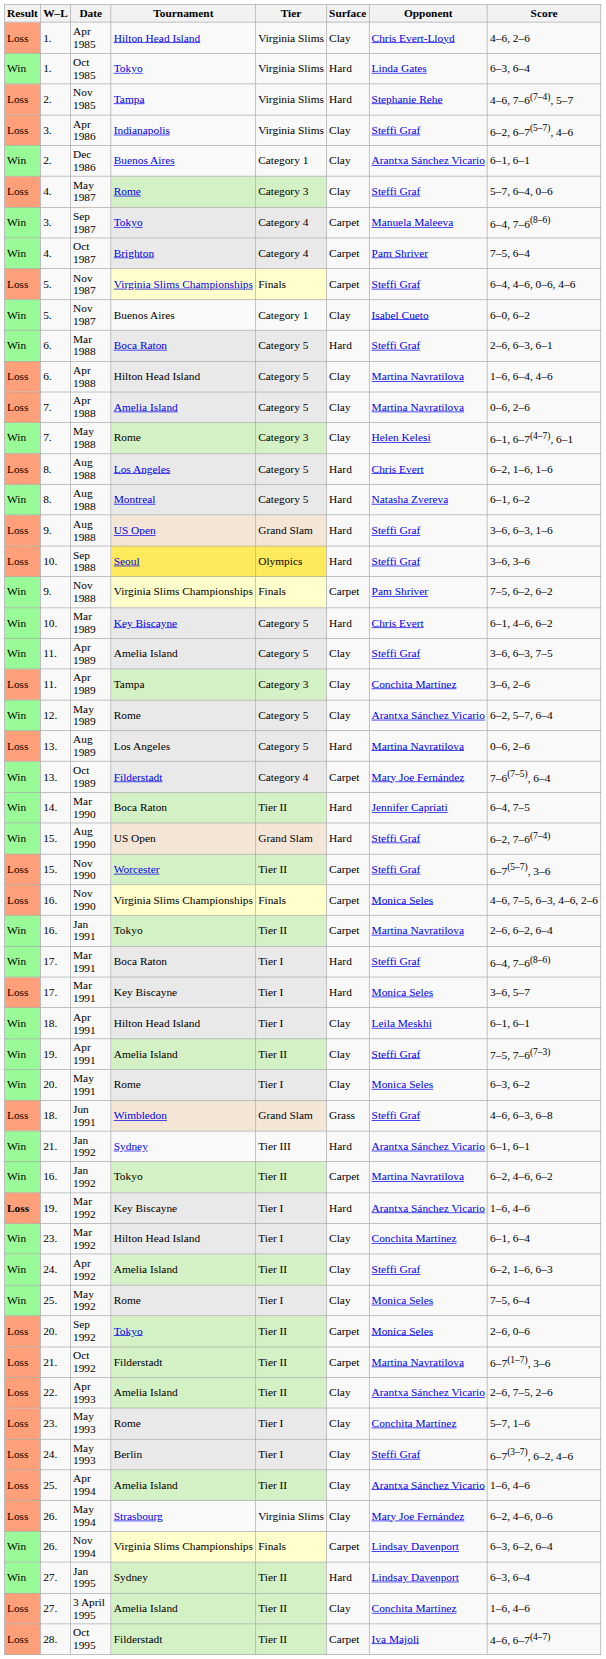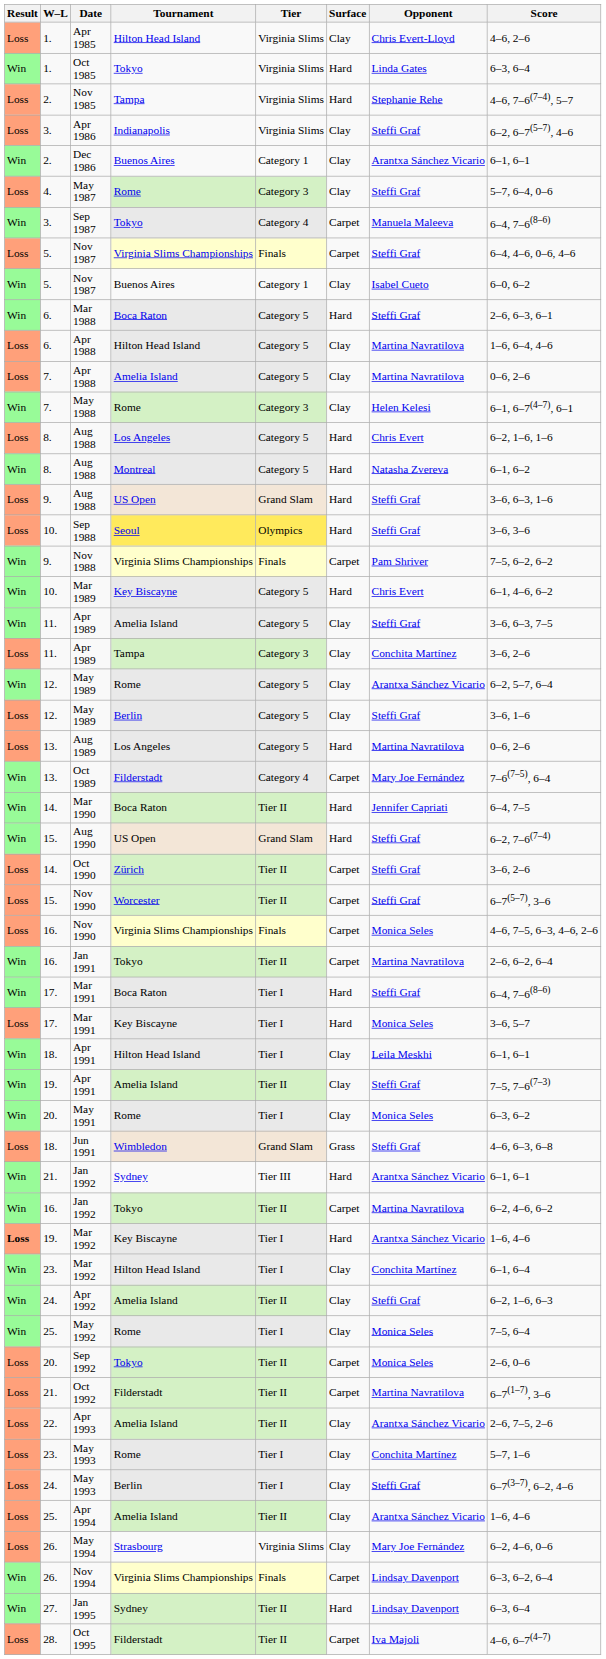- row: (84, 253)
+ row: (84, 715)
+ row: (84, 869)
- row: (89, 1608)
